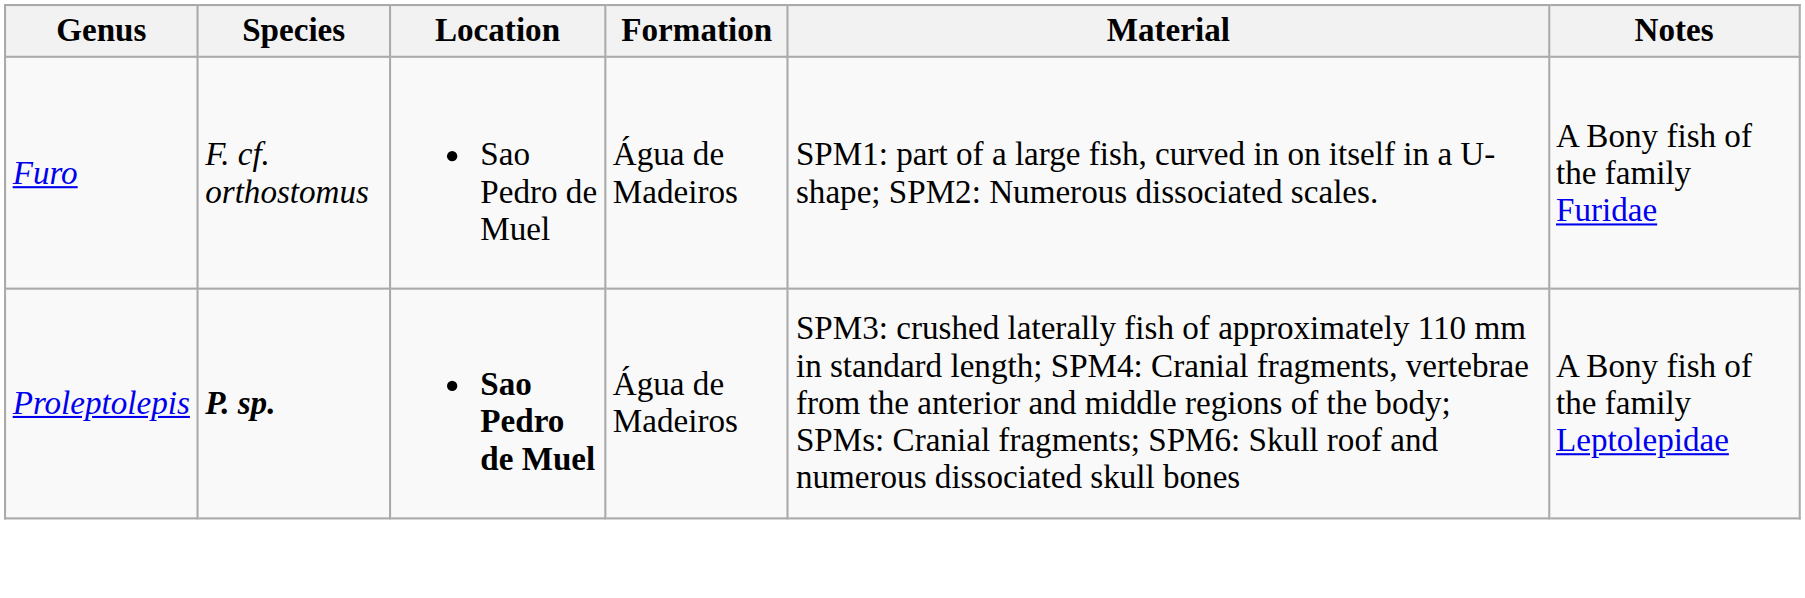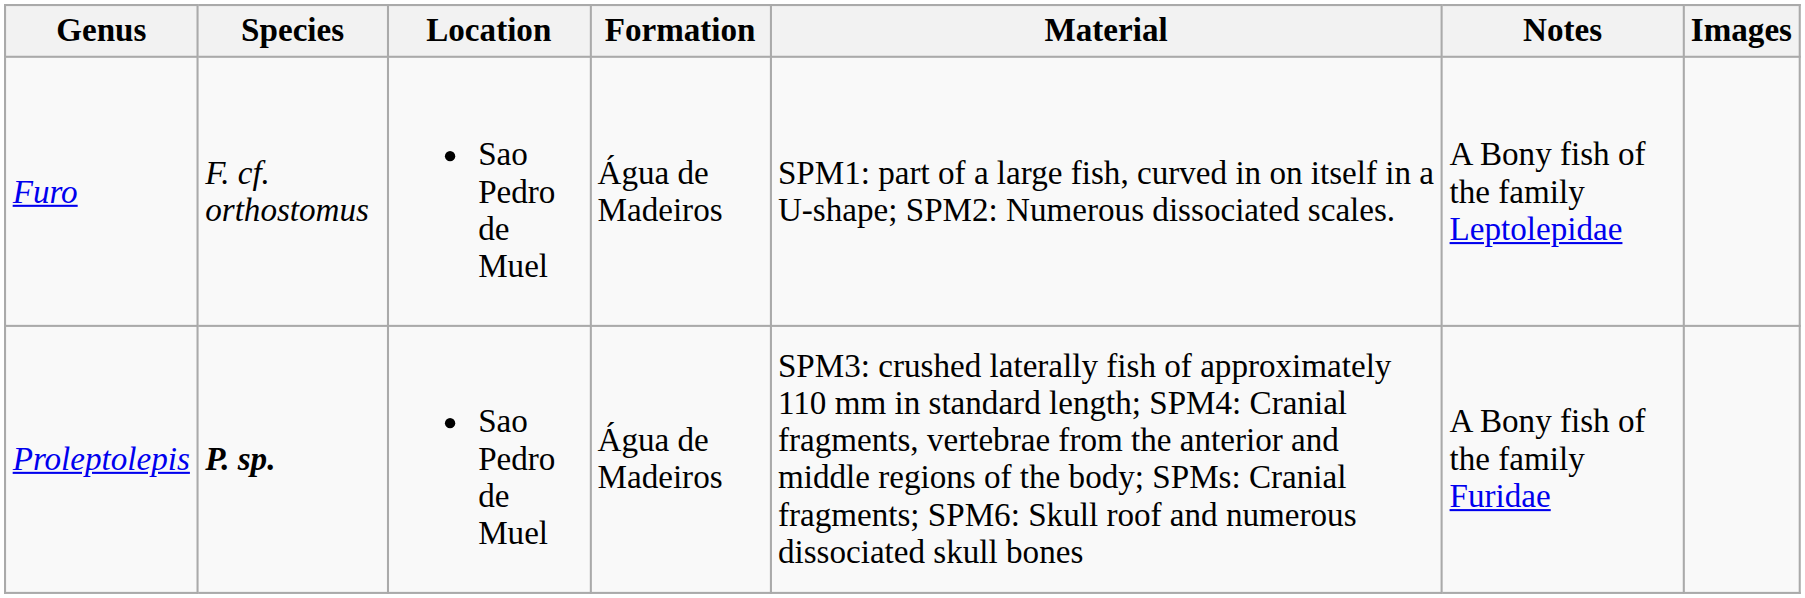+ column: (1741, 30)
(1654, 172) A Bony fish of the family Furidae -> (1548, 190) A Bony fish of the family Leptolepidae
(498, 422) bold -> (489, 478) normal
(1654, 402) A Bony fish of the family Leptolepidae -> (1548, 458) A Bony fish of the family Furidae
